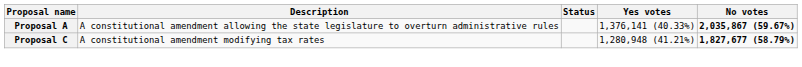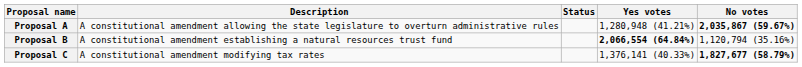(647, 26) 1,376,141 (40.33%) -> (647, 26) 1,280,948 (41.21%)
+ row: (41, 40)
(647, 40) 1,280,948 (41.21%) -> (647, 55) 1,376,141 (40.33%)
